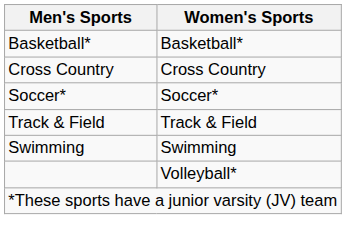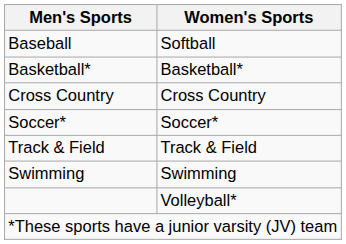+ row: (40, 43)
